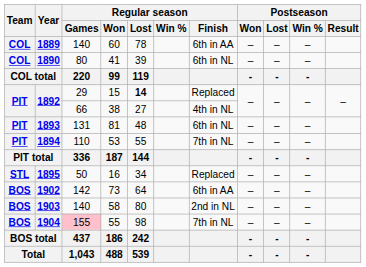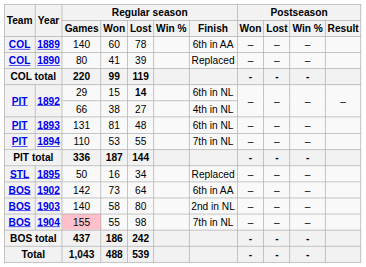(213, 61) 6th in NL -> (213, 61) Replaced
(213, 93) Replaced -> (213, 93) 6th in NL
